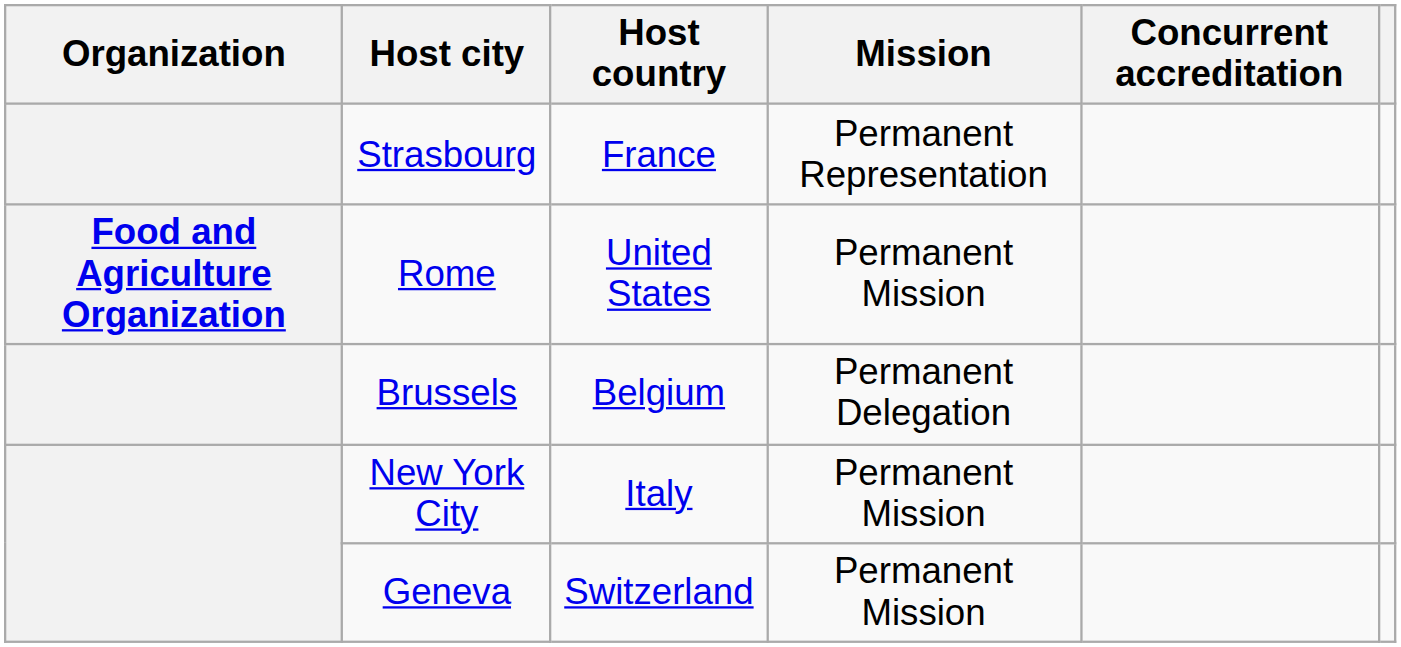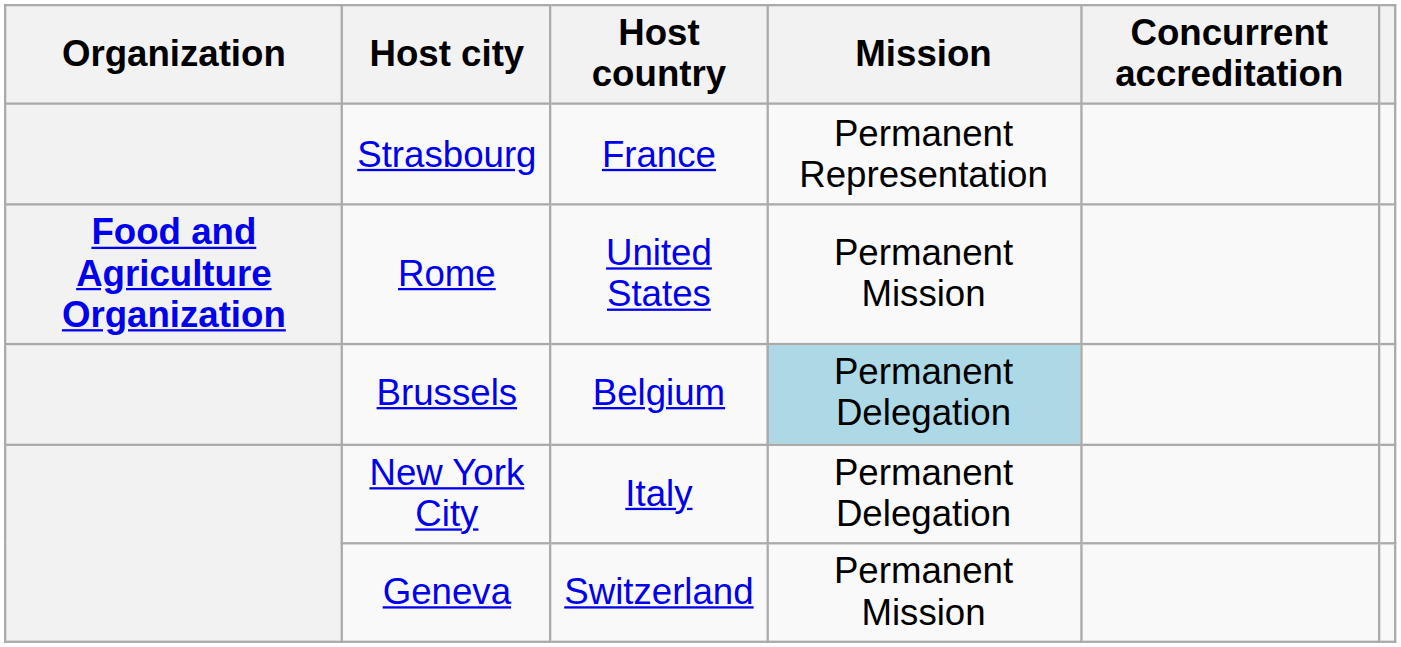(924, 393) no background -> (924, 393) lightblue background
(924, 492) Permanent Mission -> (924, 492) Permanent Delegation
